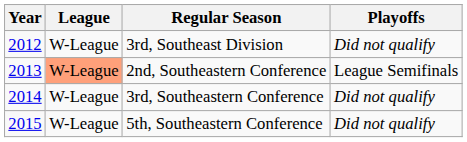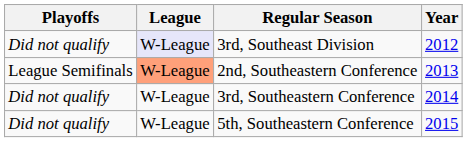columns swapped: (25, 17) <-> (396, 17)
(84, 44) no background -> (175, 44) lavender background
